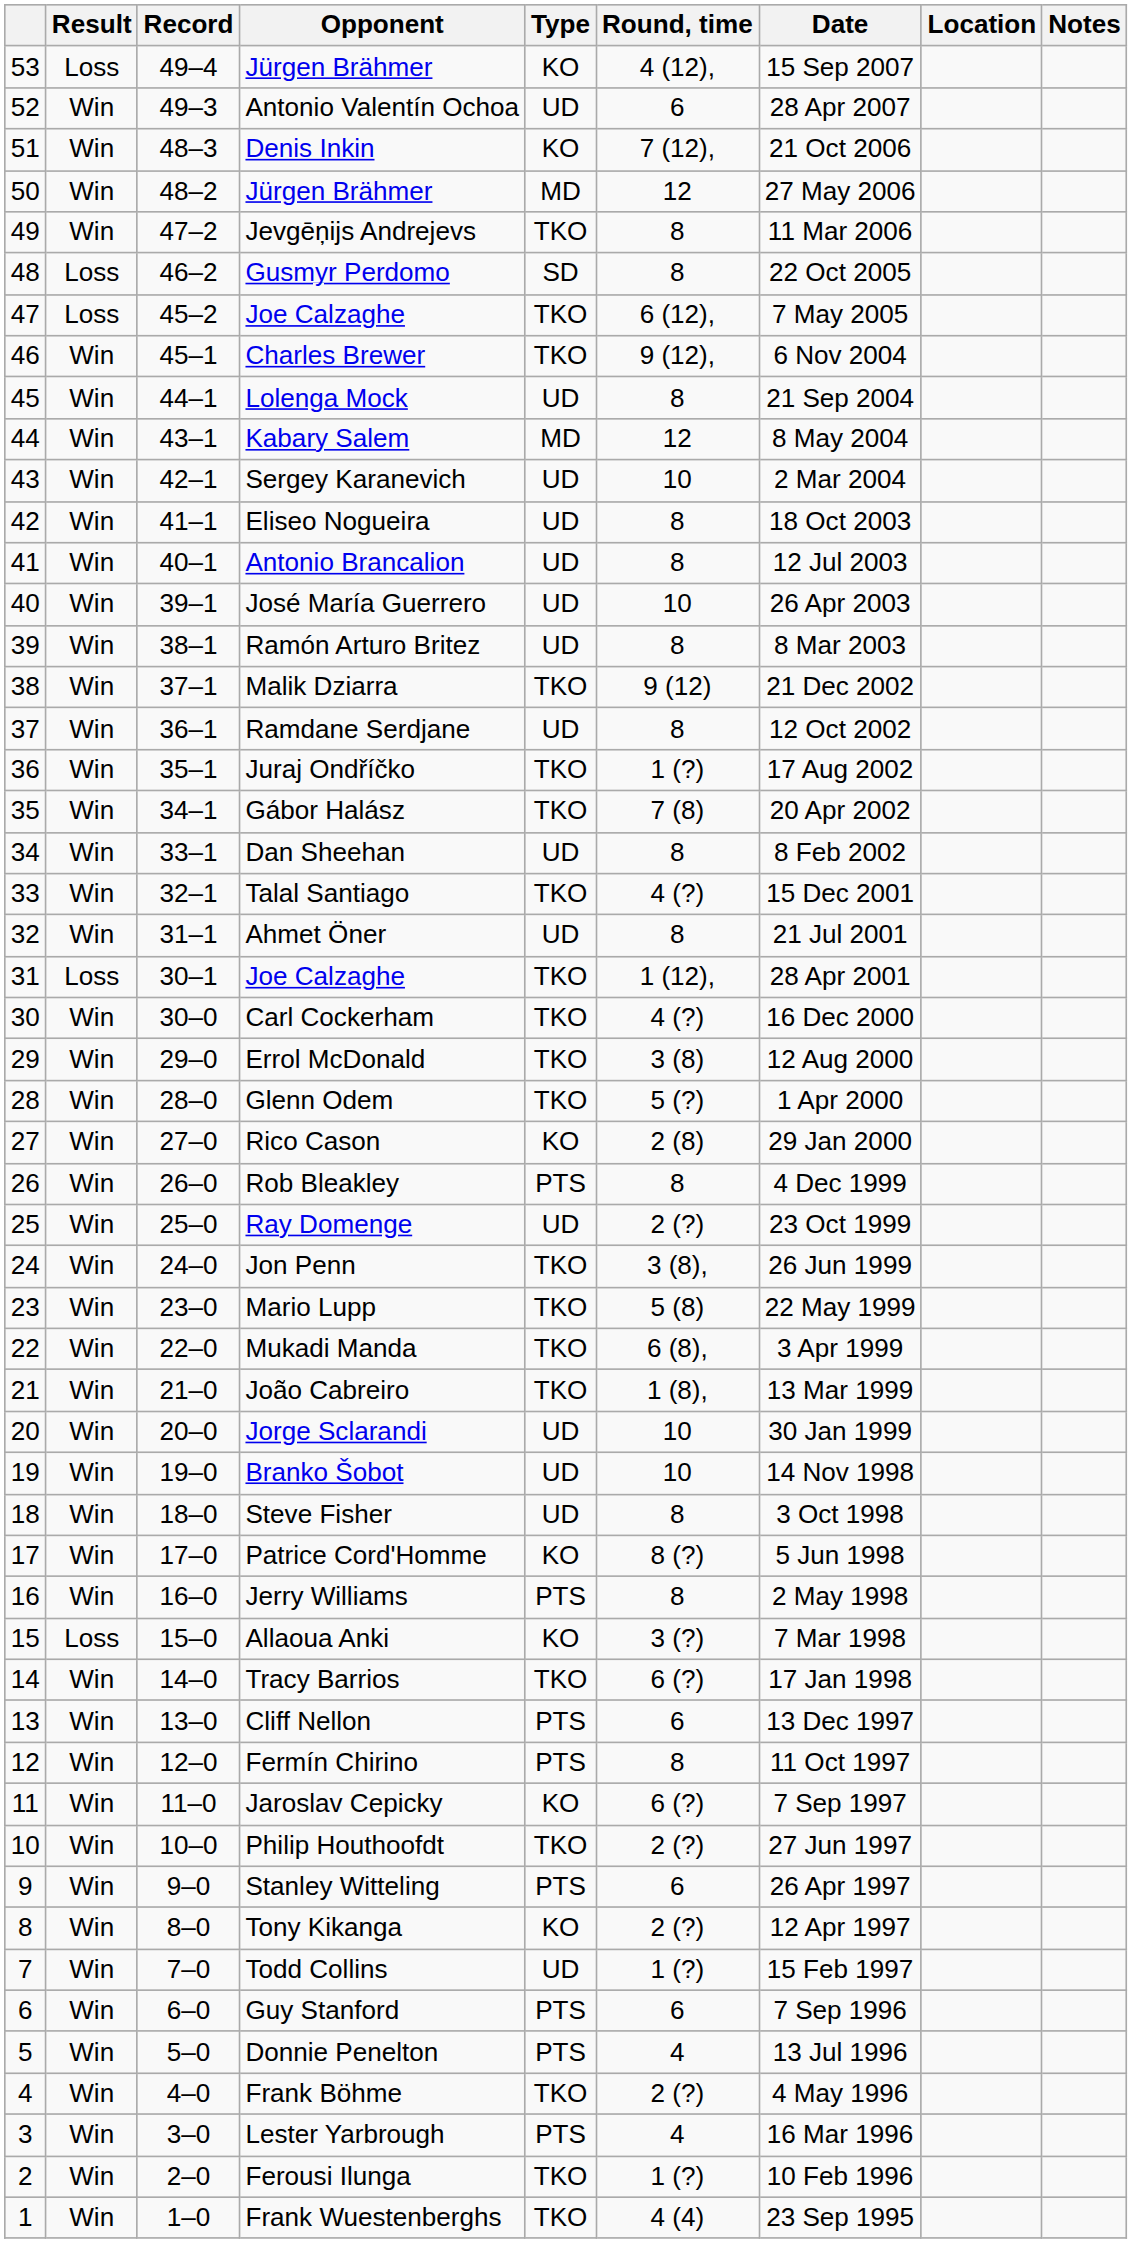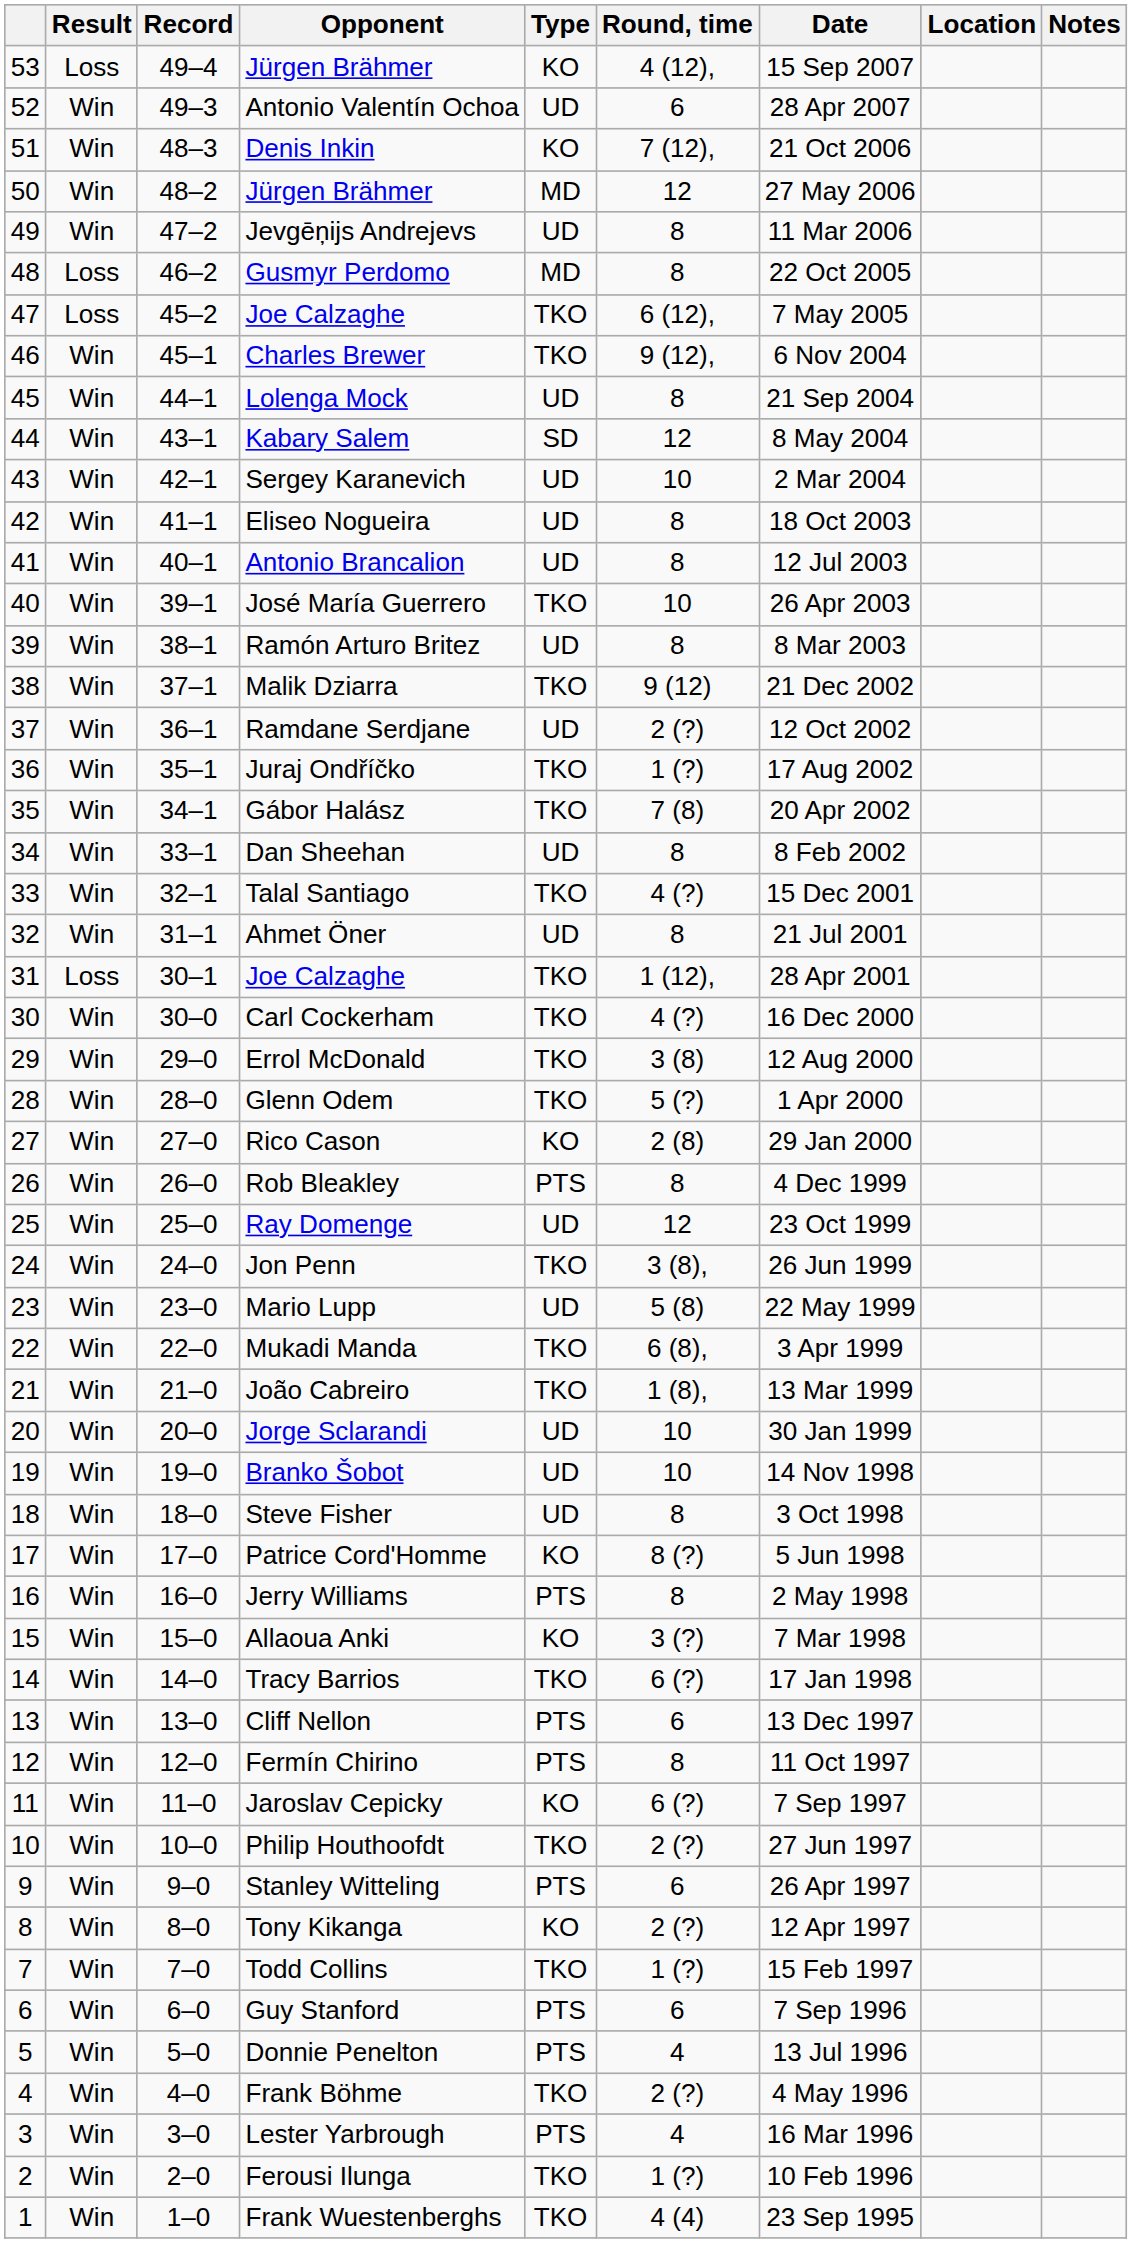(561, 231) TKO -> (561, 231) UD
(561, 273) SD -> (561, 273) MD
(561, 438) MD -> (561, 438) SD
(561, 604) UD -> (561, 604) TKO
(677, 728) 8 -> (677, 728) 2 (?)
(677, 1224) 2 (?) -> (677, 1224) 12
(561, 1307) TKO -> (561, 1307) UD
(92, 1638) Loss -> (92, 1638) Win
(561, 1969) UD -> (561, 1969) TKO
